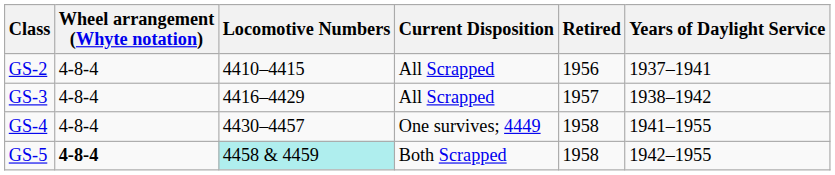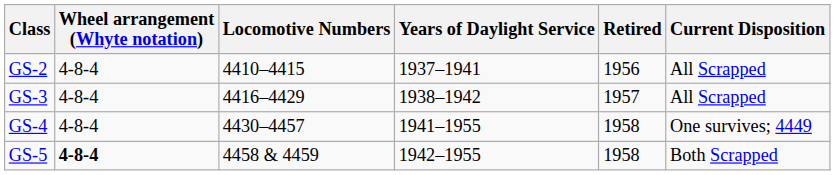columns swapped: (727, 29) <-> (476, 29)
(271, 155) paleturquoise background -> (271, 155) no background
